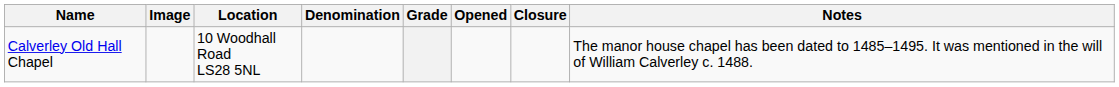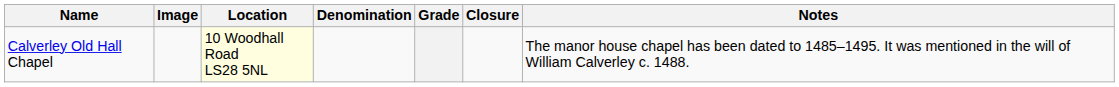- column: (481, 15)
(236, 54) no background -> (244, 54) lightyellow background
